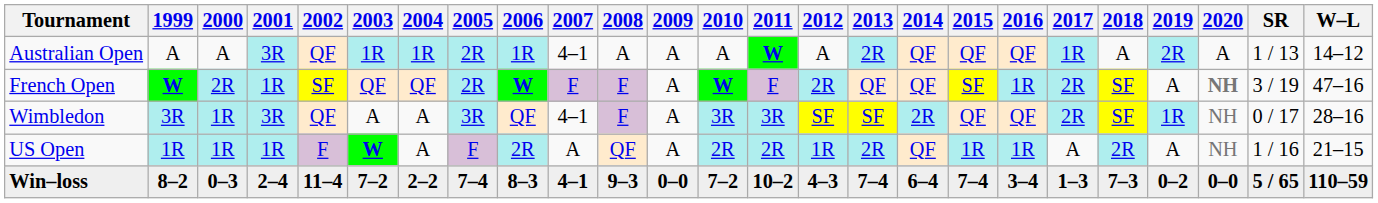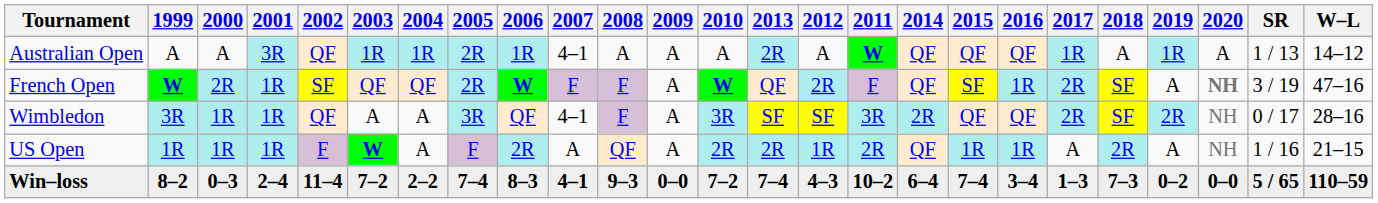columns swapped: (773, 20) <-> (873, 20)
(1173, 52) 2R -> (1173, 52) 1R
(273, 117) 3R -> (273, 117) 1R
(1173, 117) 1R -> (1173, 117) 2R
